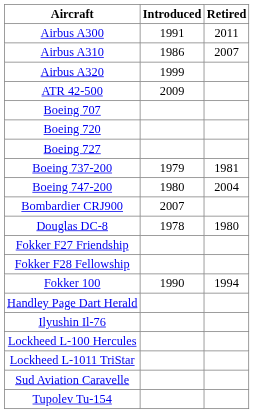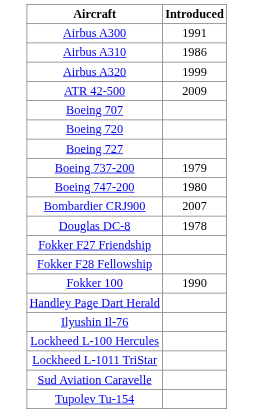- column: (227, 14)
